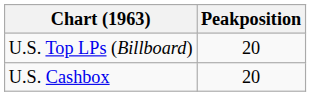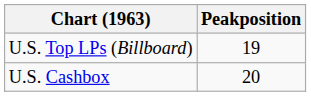(251, 47) 20 -> (251, 47) 19
